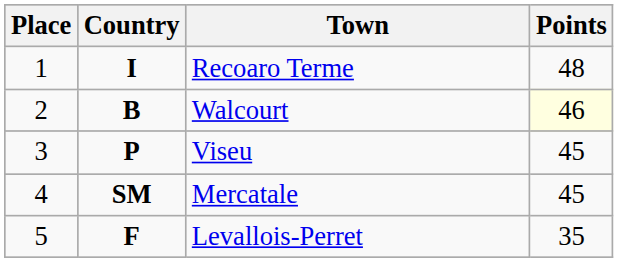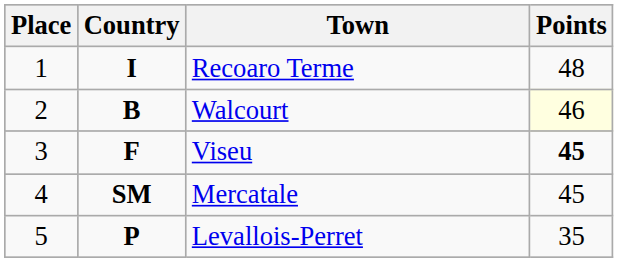(132, 151) P -> (132, 151) F
(571, 151) normal -> (571, 151) bold
(132, 236) F -> (132, 236) P
